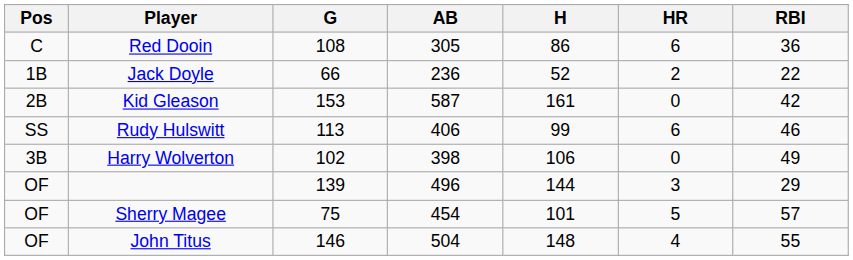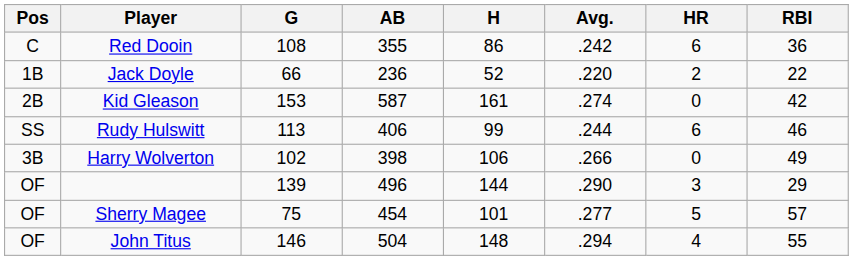+ column: (595, 18)
(445, 46) 305 -> (392, 46) 355
